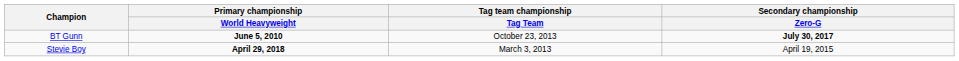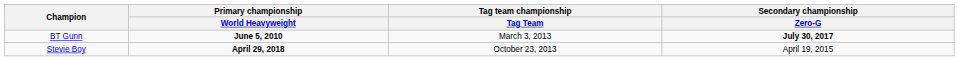(525, 36) October 23, 2013 -> (525, 36) March 3, 2013
(525, 49) March 3, 2013 -> (525, 49) October 23, 2013
